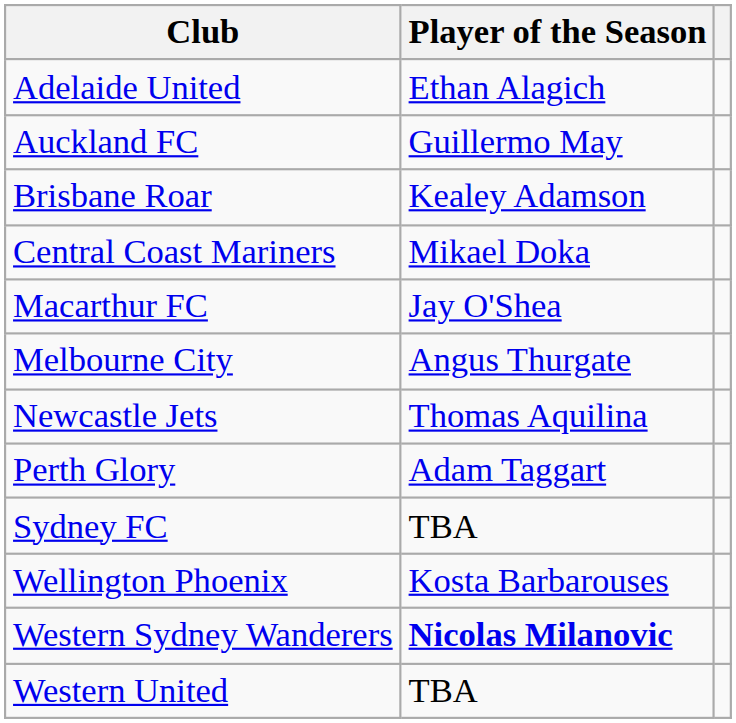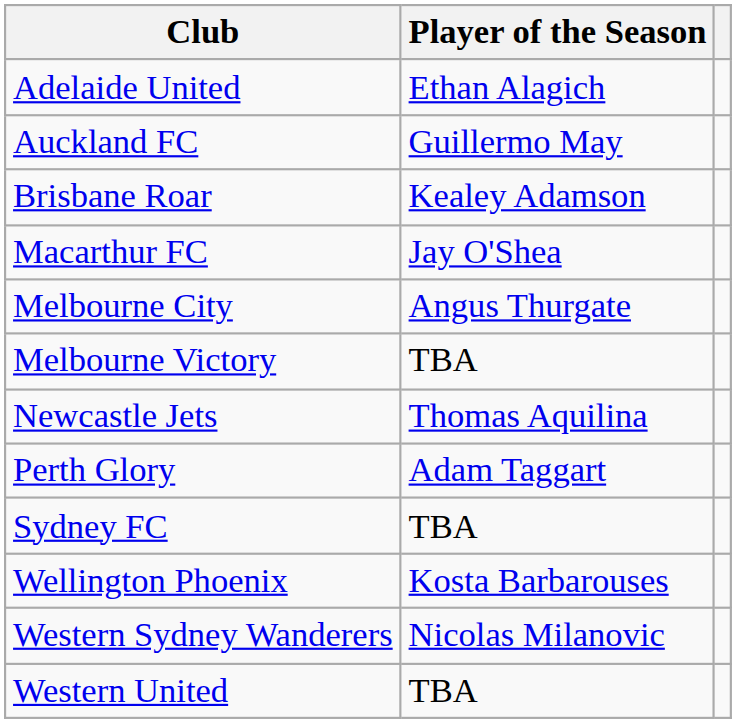- row: (174, 251)
+ row: (145, 360)
(541, 634) bold -> (537, 634) normal
